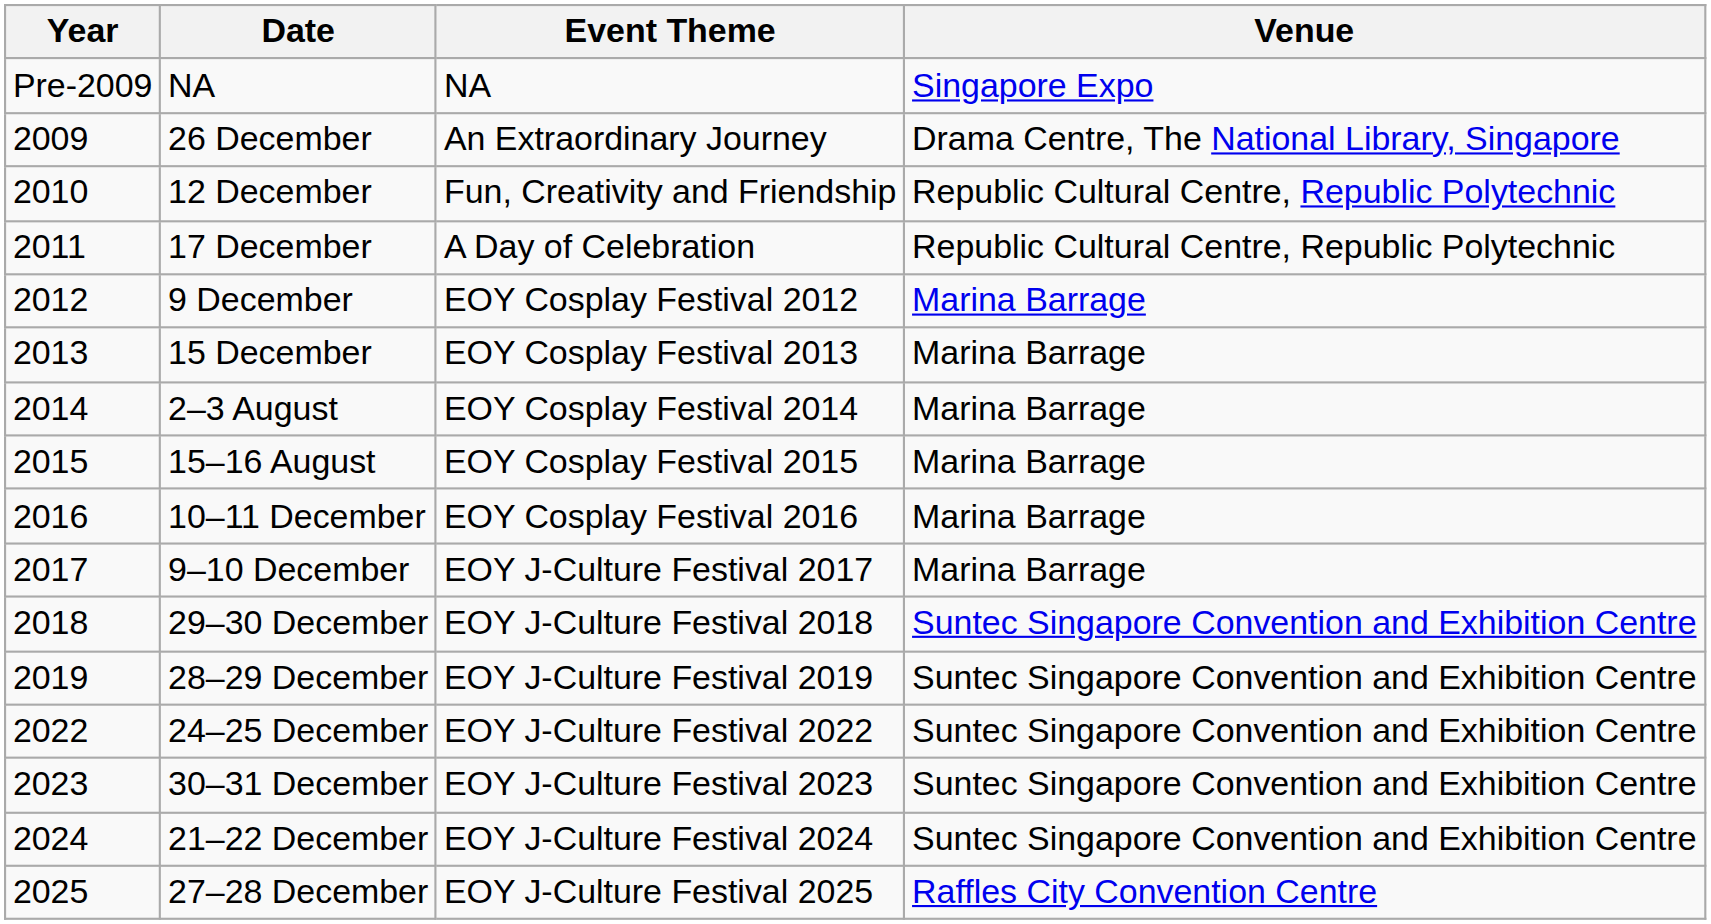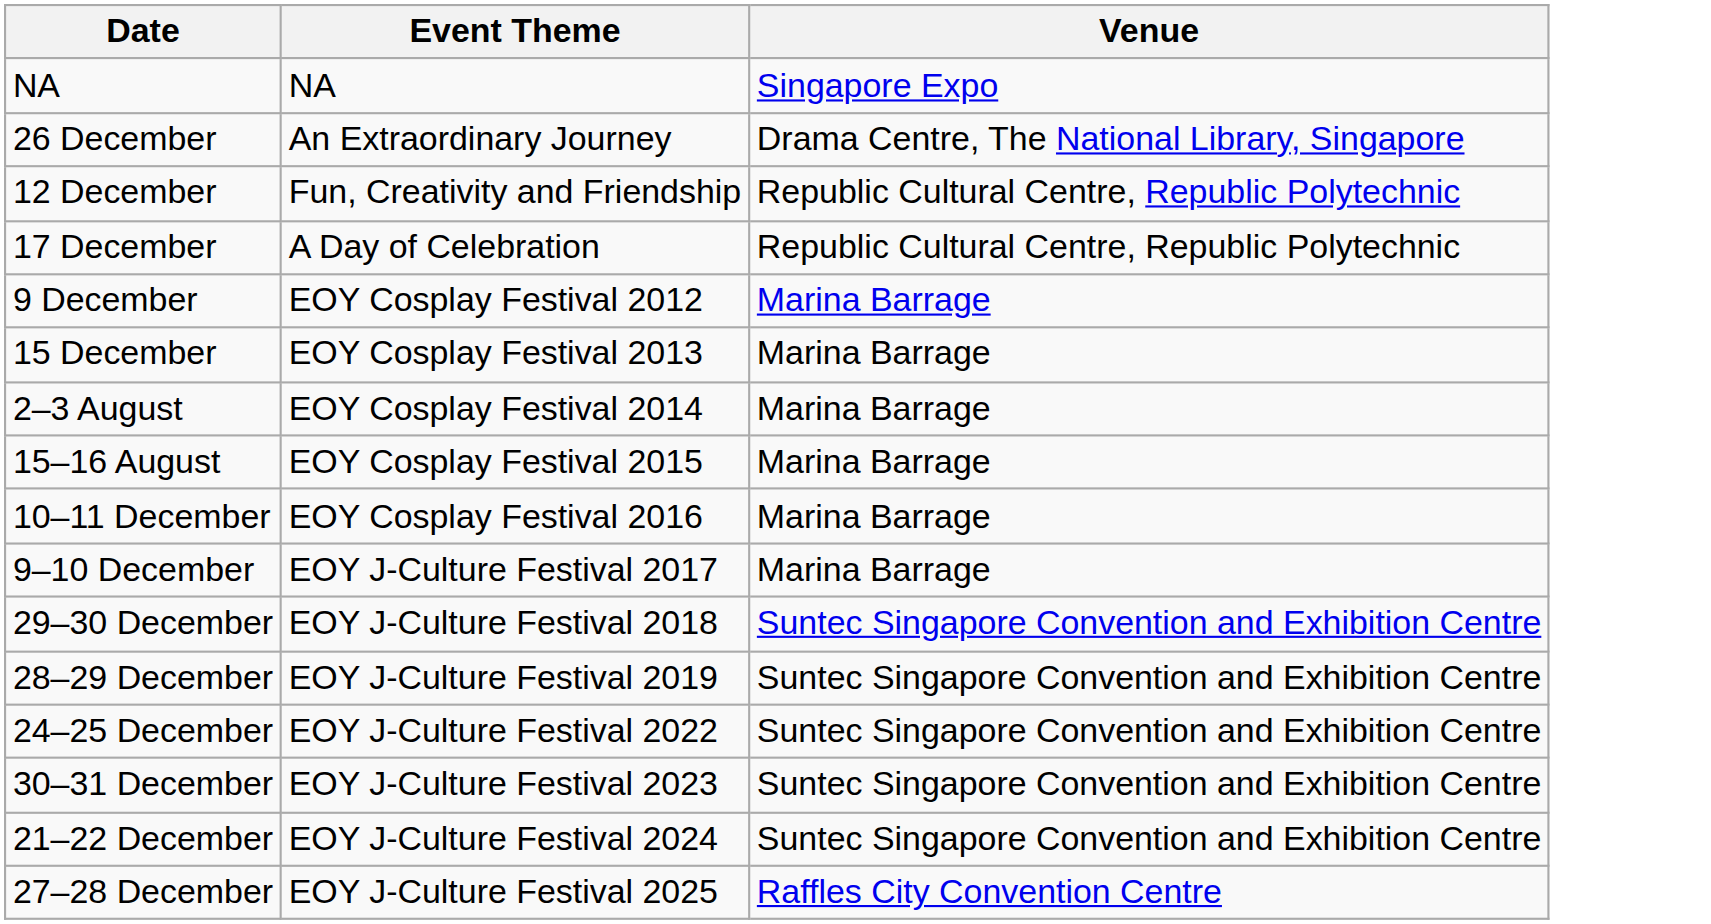- column: (83, 31)
